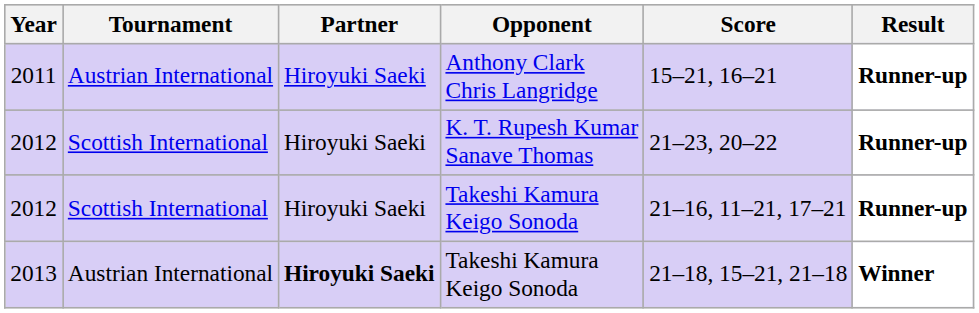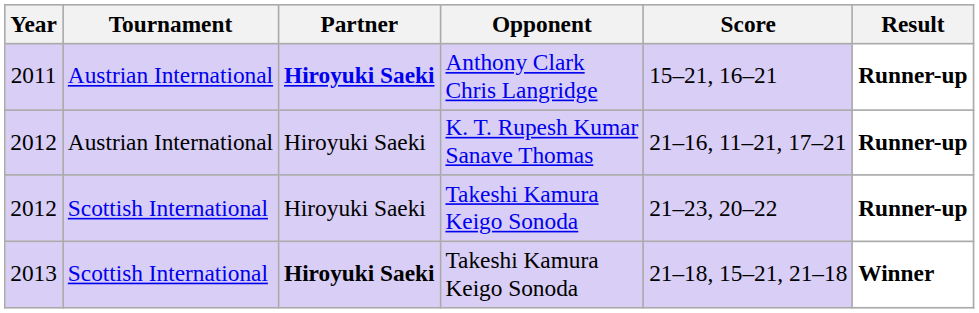(355, 76) normal -> (359, 76) bold
(168, 142) Scottish International -> (170, 142) Austrian International
(713, 142) 21–23, 20–22 -> (748, 142) 21–16, 11–21, 17–21
(748, 208) 21–16, 11–21, 17–21 -> (713, 208) 21–23, 20–22
(170, 274) Austrian International -> (168, 274) Scottish International
